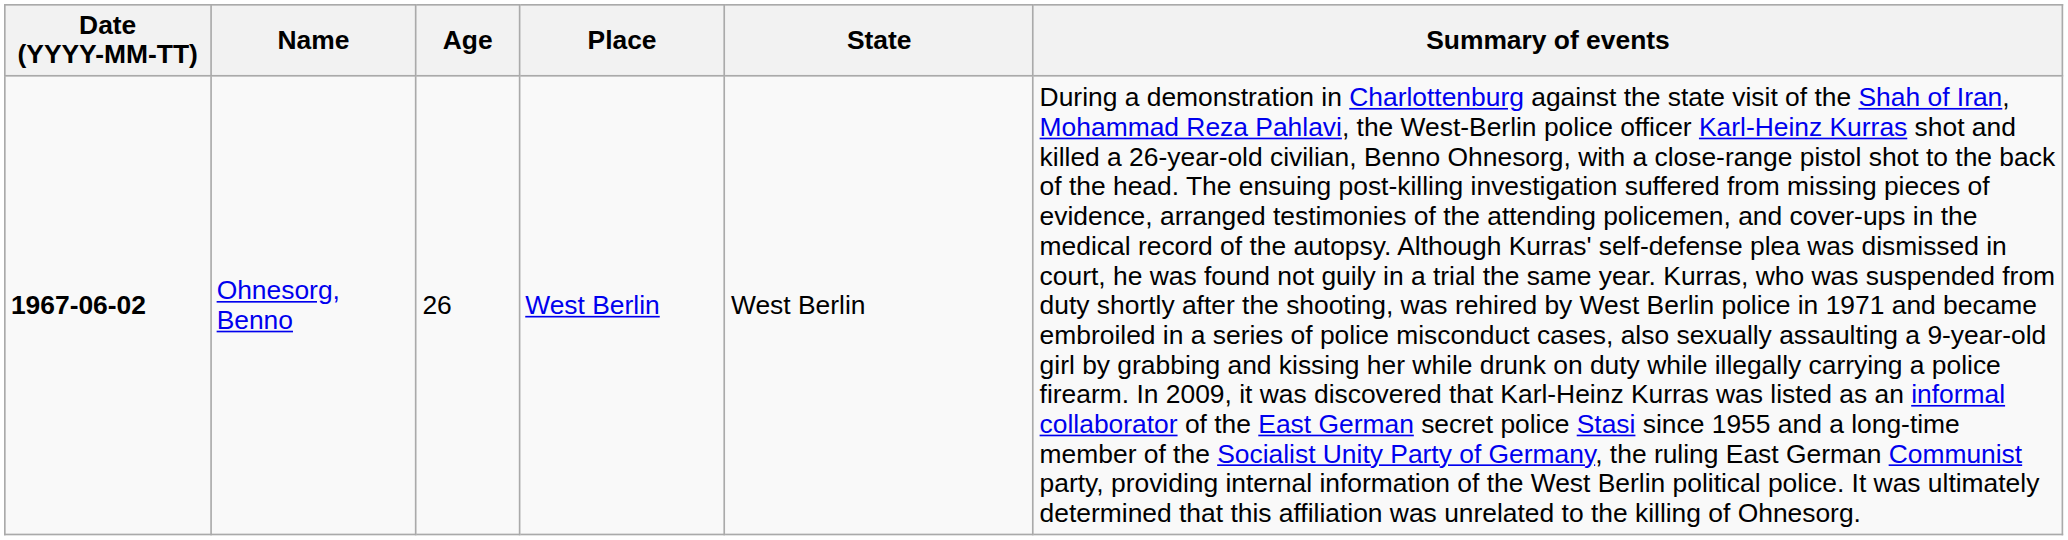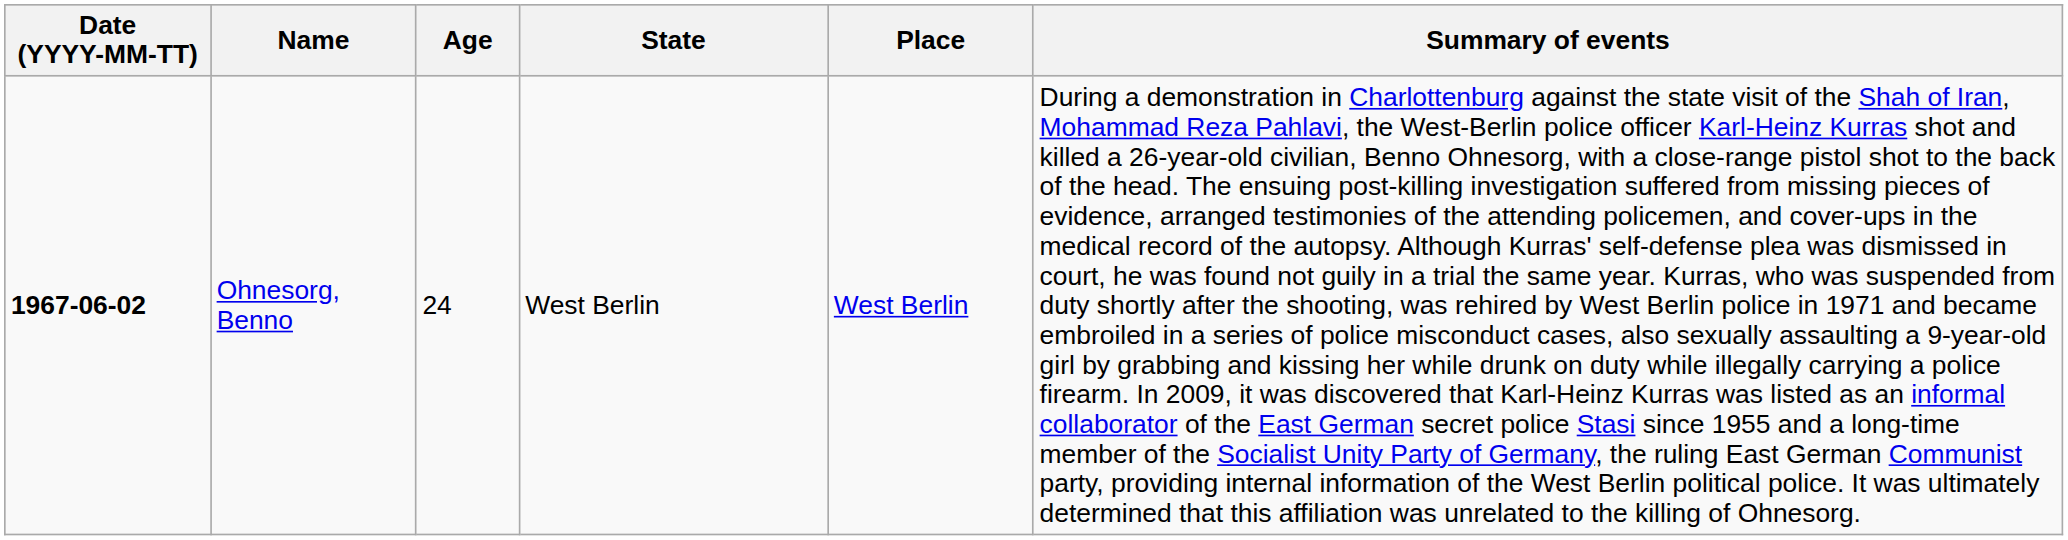columns swapped: (622, 40) <-> (879, 40)
(437, 304) 26 -> (437, 304) 24
